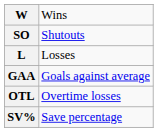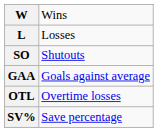rows swapped: (21, 35) <-> (21, 55)
